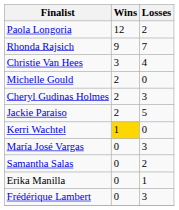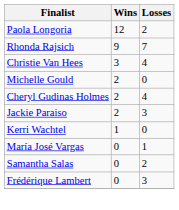(144, 96) 3 -> (144, 96) 4
(144, 113) 5 -> (144, 113) 3
(116, 130) gold background -> (116, 130) no background
(144, 146) 3 -> (144, 146) 1
- row: (36, 180)
